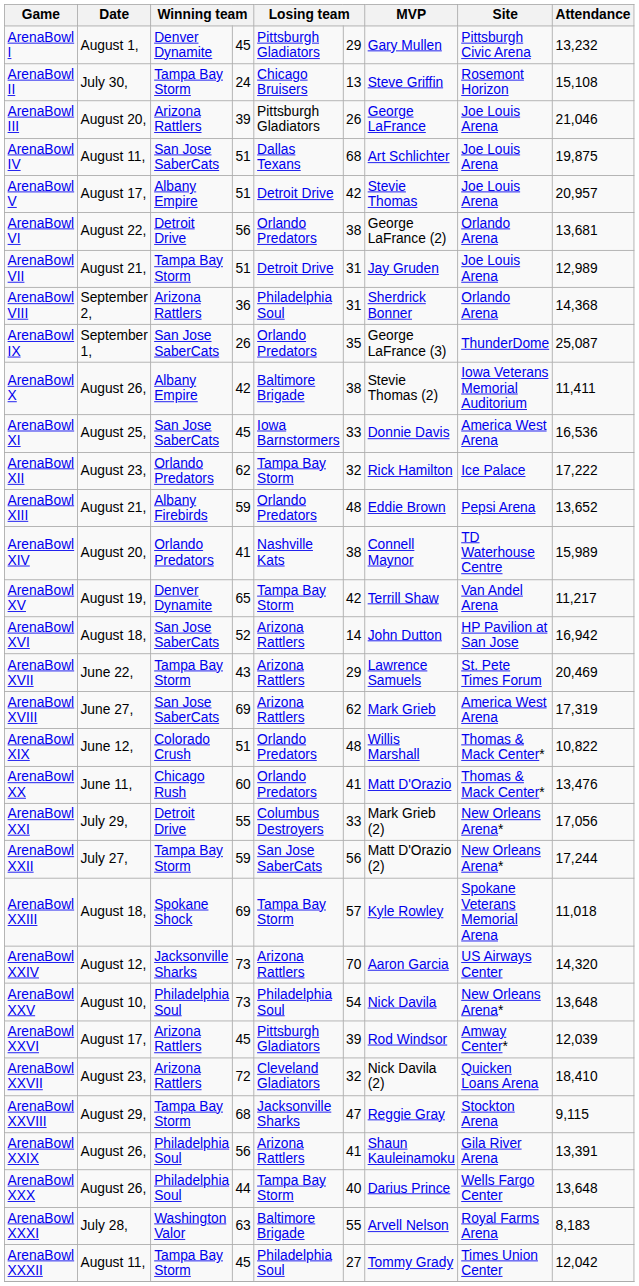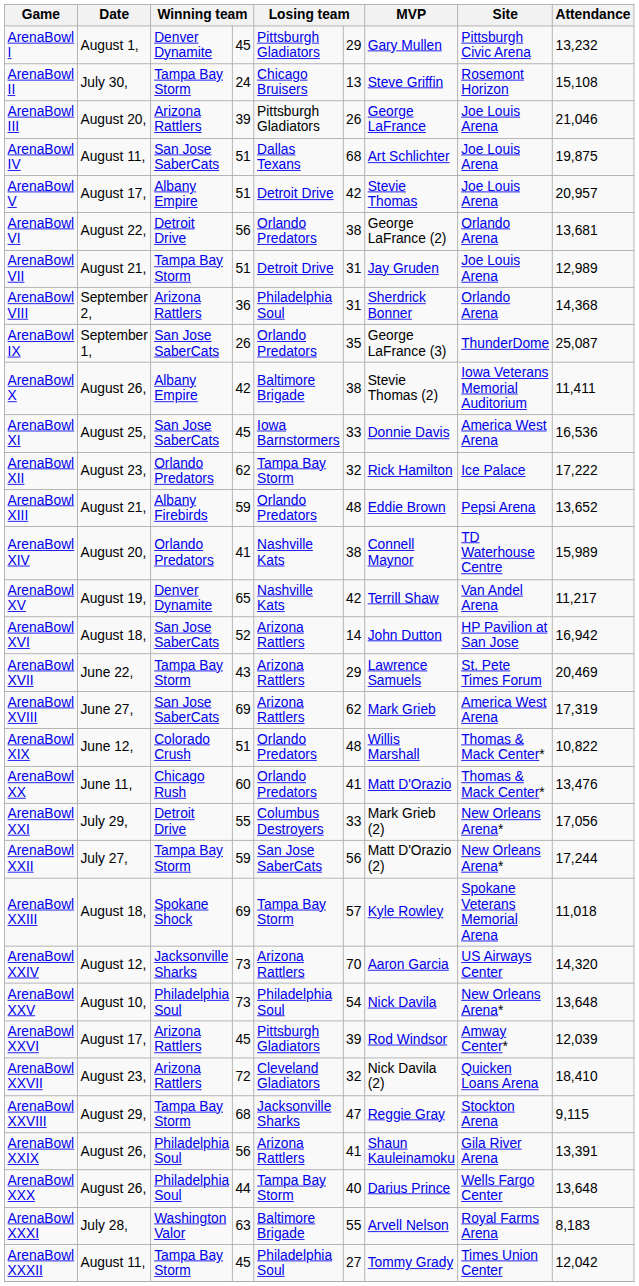(292, 598) Tampa Bay Storm -> (285, 598) Nashville Kats
